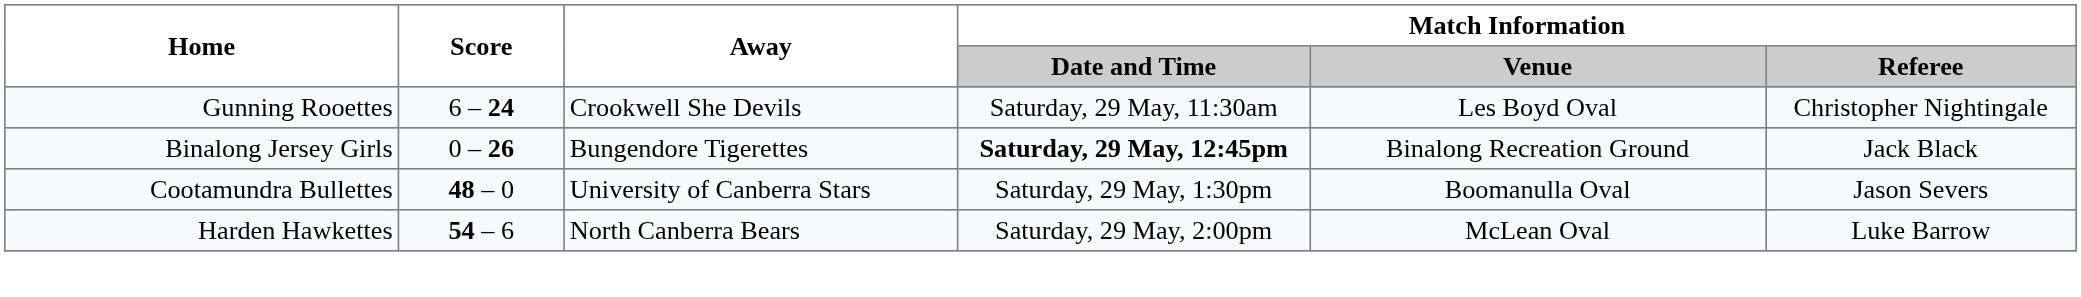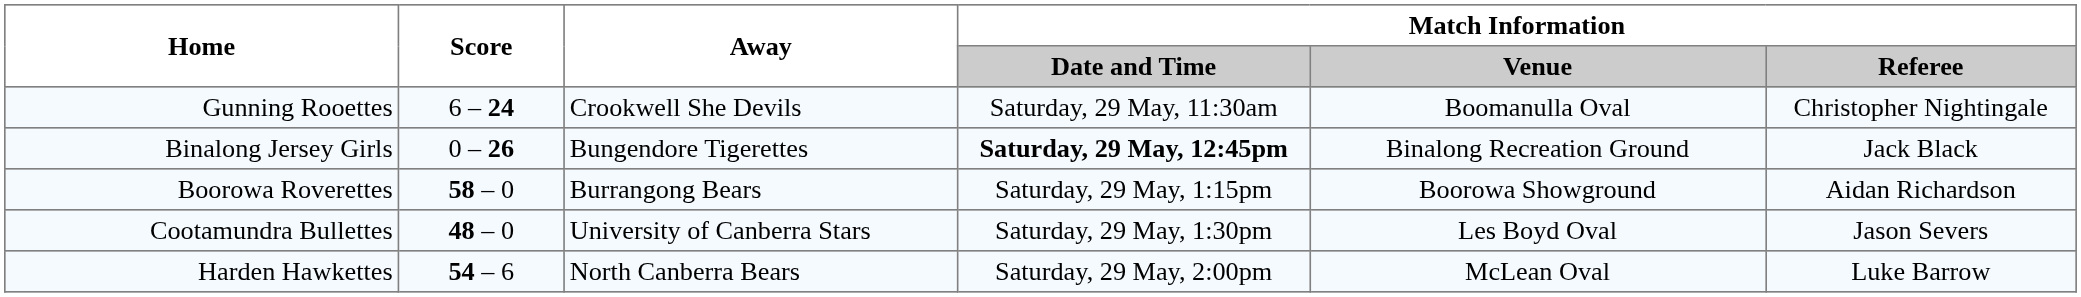(1538, 106) Les Boyd Oval -> (1538, 106) Boomanulla Oval
+ row: (285, 188)
(1538, 188) Boomanulla Oval -> (1538, 230) Les Boyd Oval
